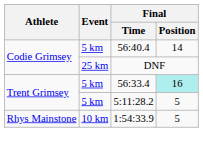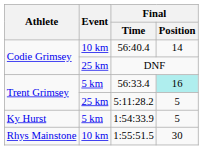(92, 48) 5 km -> (95, 48) 10 km
(92, 101) 5 km -> (95, 101) 25 km
(42, 119) Rhys Mainstone -> (27, 119) Ky Hurst
(95, 119) 10 km -> (92, 119) 5 km
+ row: (134, 136)
